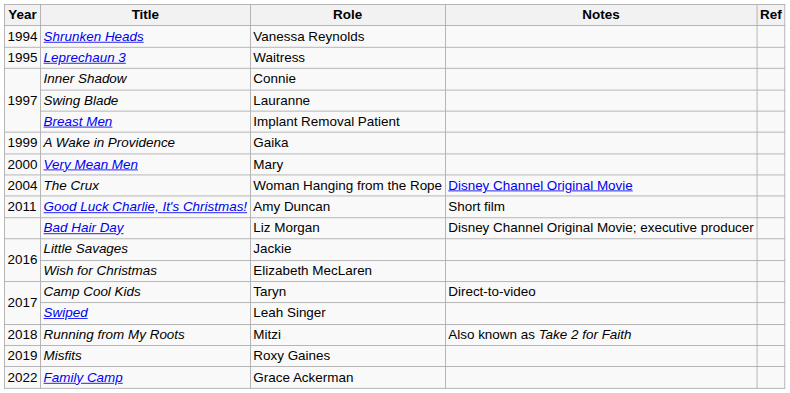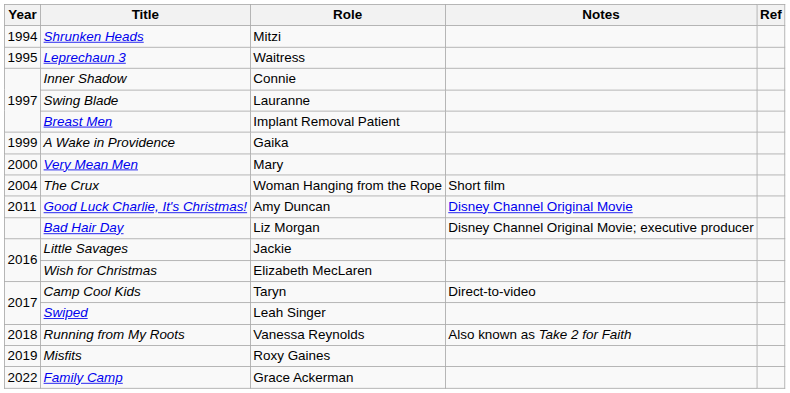(309, 36) Vanessa Reynolds -> (267, 36) Mitzi
(541, 185) Disney Channel Original Movie -> (477, 185) Short film
(477, 206) Short film -> (541, 206) Disney Channel Original Movie
(267, 334) Mitzi -> (309, 334) Vanessa Reynolds
